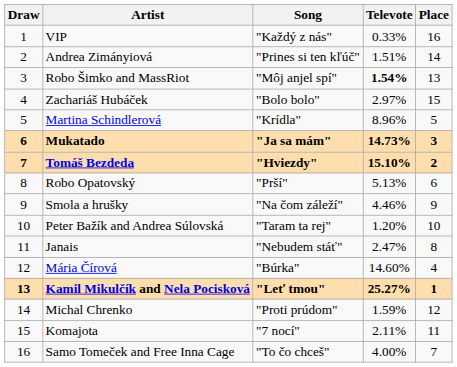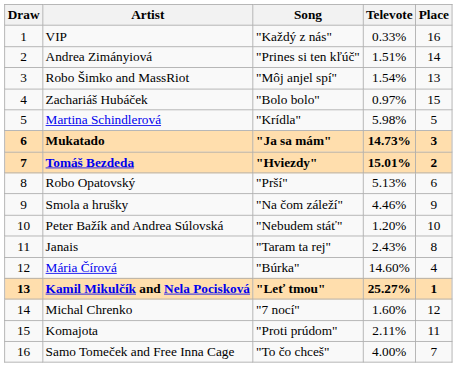(389, 78) bold -> (389, 78) normal
(389, 99) 2.97% -> (389, 99) 0.97%
(389, 120) 8.96% -> (389, 120) 5.98%
(389, 162) 15.10% -> (389, 162) 15.01%
(294, 225) "Taram ta rej" -> (299, 225) "Nebudem stáť"
(299, 246) "Nebudem stáť" -> (294, 246) "Taram ta rej"
(389, 246) 2.47% -> (389, 246) 2.43%
(297, 309) "Proti prúdom" -> (278, 309) "7 nocí"
(389, 309) 1.59% -> (389, 309) 1.60%
(278, 330) "7 nocí" -> (297, 330) "Proti prúdom"
